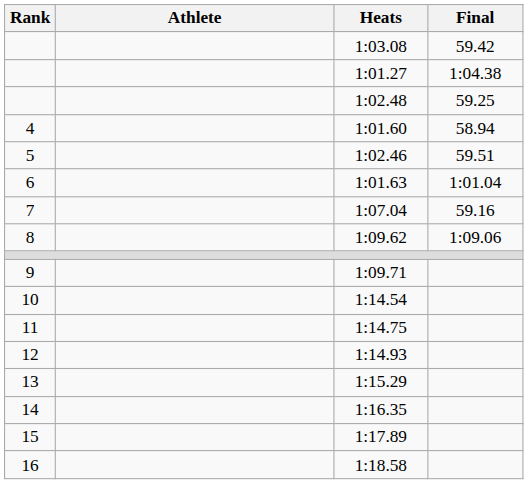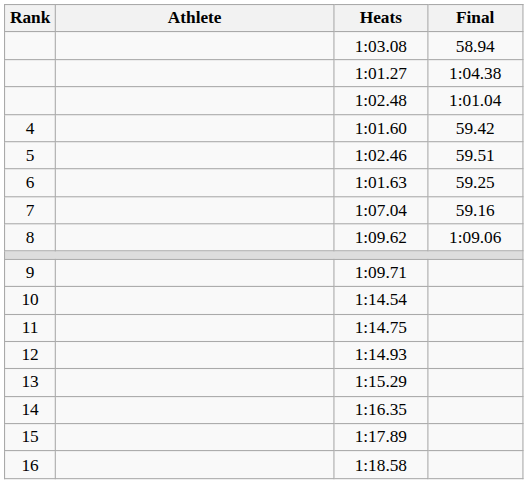(475, 45) 59.42 -> (475, 45) 58.94
(475, 100) 59.25 -> (475, 100) 1:01.04
(475, 127) 58.94 -> (475, 127) 59.42
(475, 182) 1:01.04 -> (475, 182) 59.25
